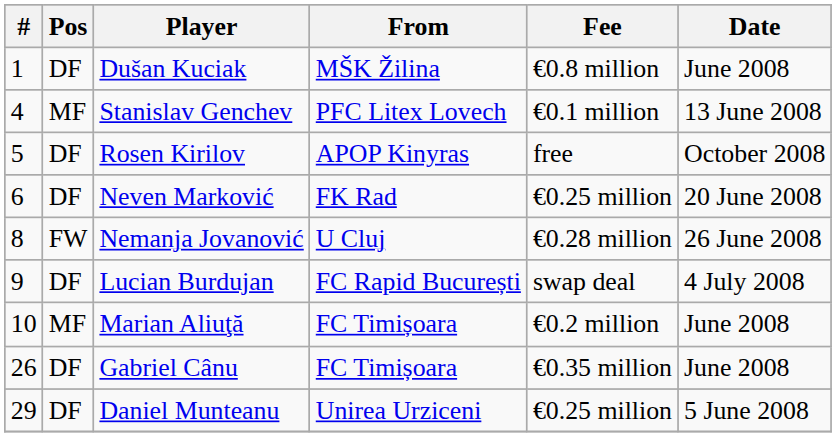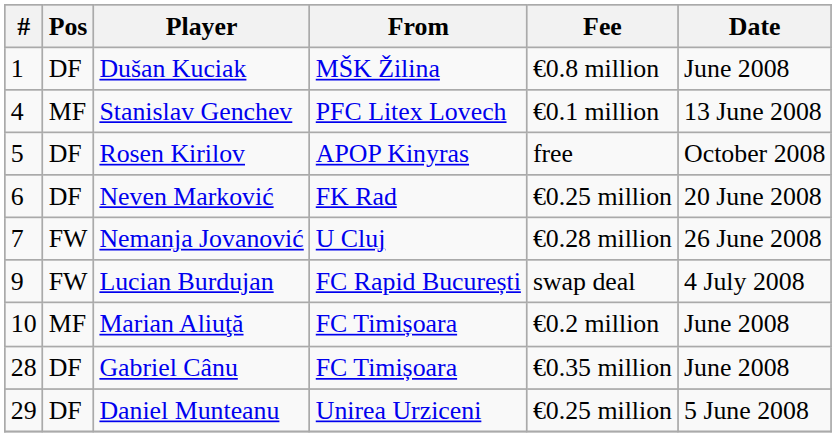(17, 239) 8 -> (17, 239) 7
(65, 281) DF -> (68, 281) FW
(24, 366) 26 -> (24, 366) 28
